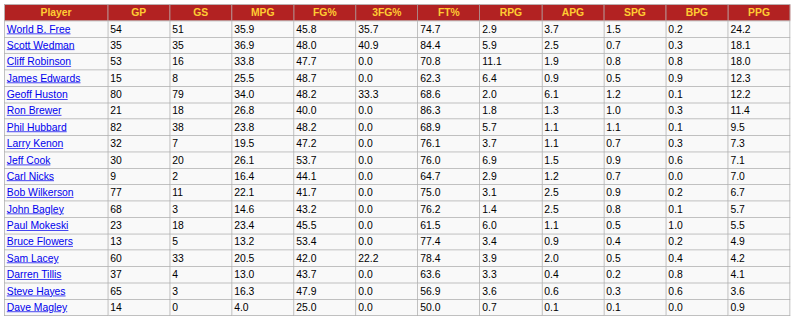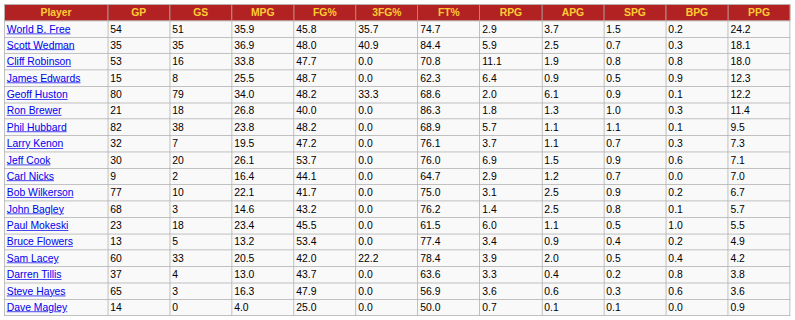(614, 95) 1.2 -> (614, 95) 0.9
(178, 193) 11 -> (178, 193) 10
(738, 275) 4.1 -> (738, 275) 3.8
